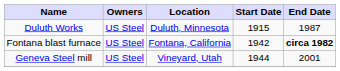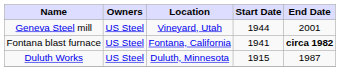rows swapped: (54, 27) <-> (54, 58)
(258, 43) 1942 -> (258, 43) 1941
